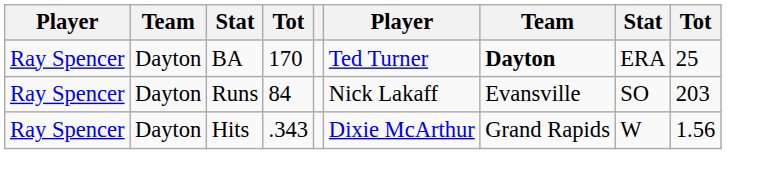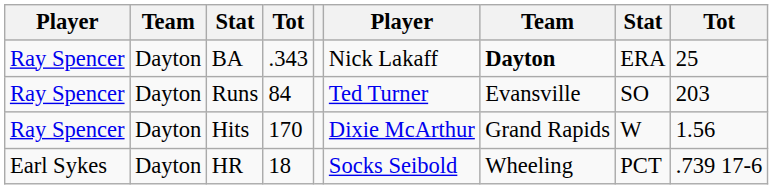(285, 58) 170 -> (288, 58) .343
(379, 58) Ted Turner -> (383, 58) Nick Lakaff
(383, 93) Nick Lakaff -> (379, 93) Ted Turner
(288, 129) .343 -> (285, 129) 170
+ row: (227, 165)
